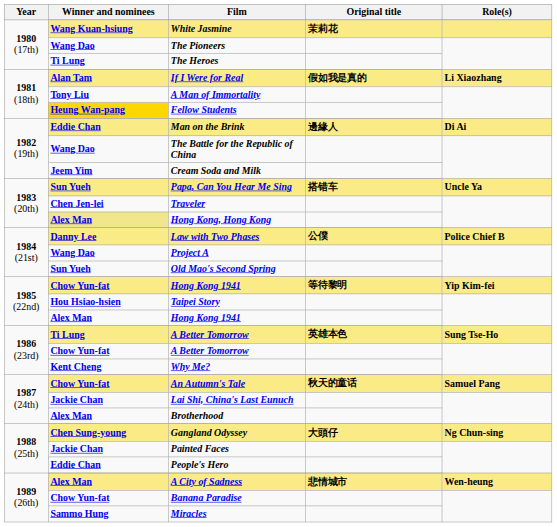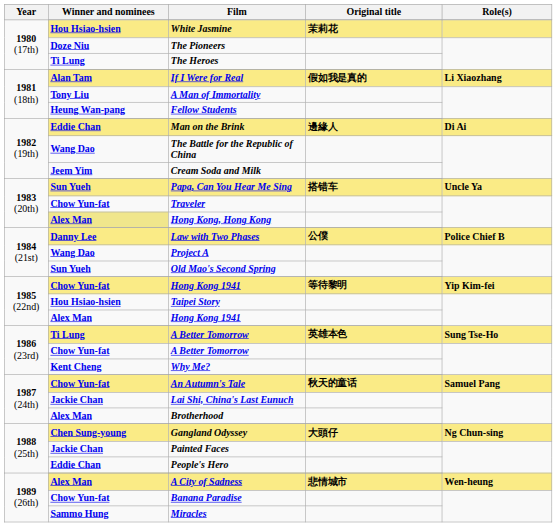(92, 29) Wang Kuan-hsiung -> (86, 29) Hou Hsiao-hsien
(73, 45) Wang Dao -> (70, 45) Doze Niu
(88, 110) gold background -> (88, 110) no background
(77, 204) Chen Jen-lei -> (80, 204) Chow Yun-fat
